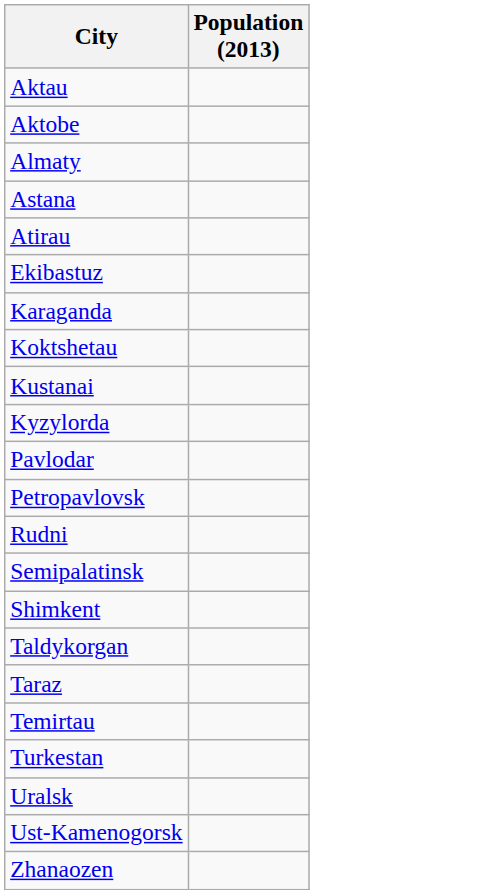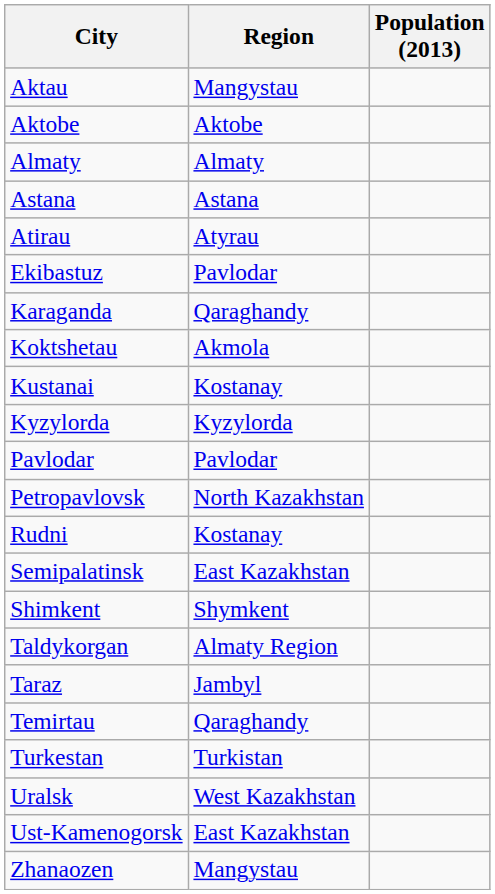+ column: (279, 36)
